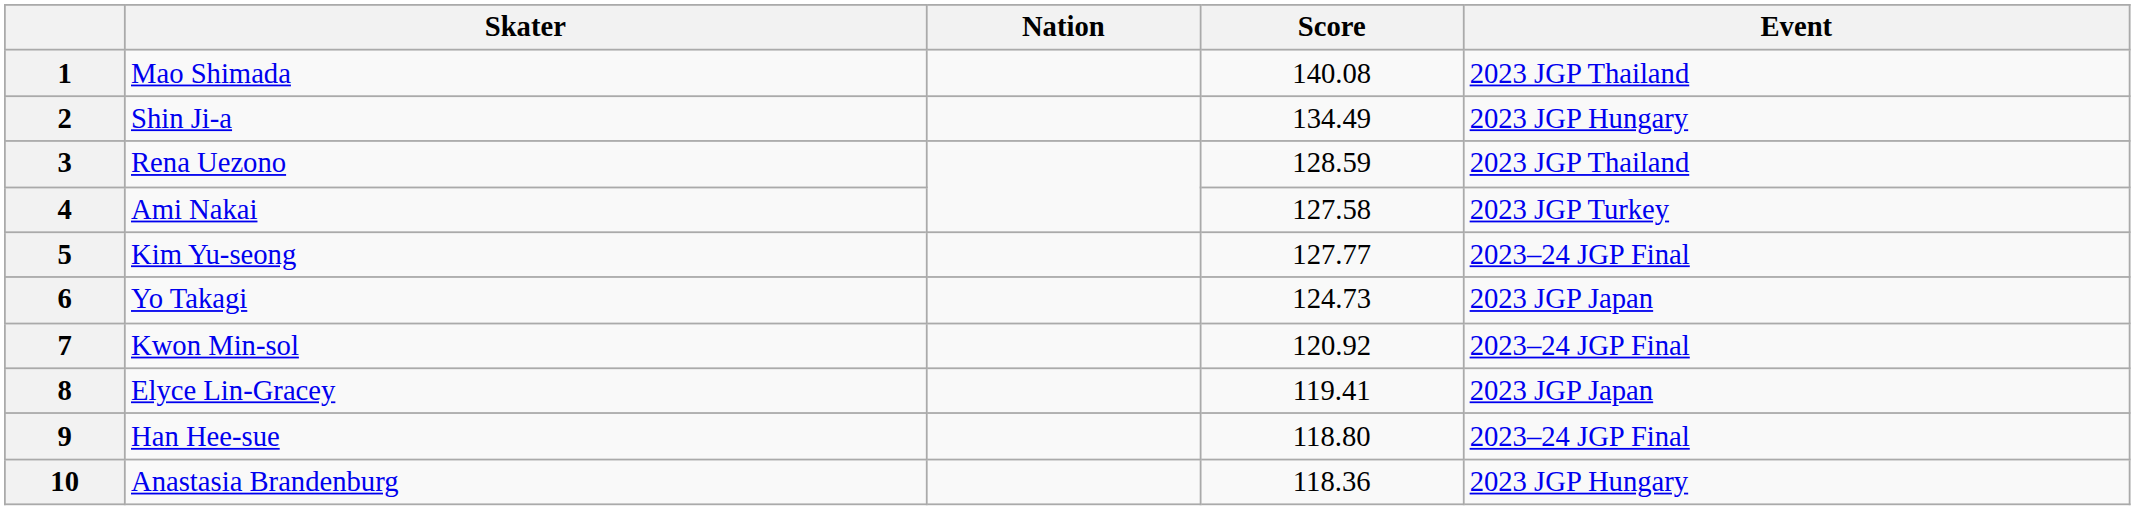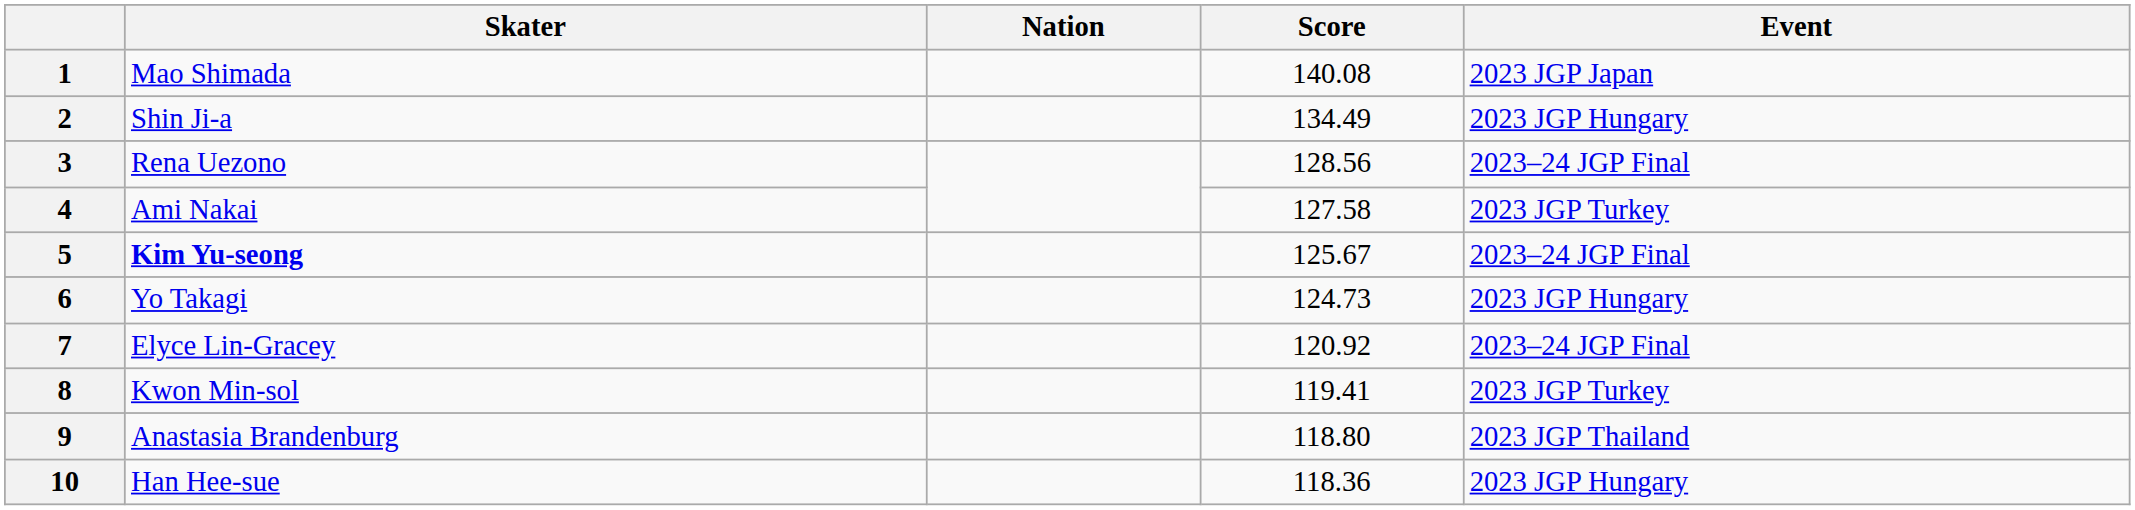(1579, 72) 2023 JGP Thailand -> (1561, 72) 2023 JGP Japan
(1332, 163) 128.59 -> (1332, 163) 128.56
(1579, 163) 2023 JGP Thailand -> (1580, 163) 2023–24 JGP Final
(214, 254) normal -> (217, 254) bold
(1332, 254) 127.77 -> (1332, 254) 125.67
(1561, 299) 2023 JGP Japan -> (1579, 299) 2023 JGP Hungary
(215, 345) Kwon Min-sol -> (233, 345) Elyce Lin-Gracey
(233, 390) Elyce Lin-Gracey -> (215, 390) Kwon Min-sol
(1561, 390) 2023 JGP Japan -> (1569, 390) 2023 JGP Turkey
(205, 436) Han Hee-sue -> (265, 436) Anastasia Brandenburg
(1580, 436) 2023–24 JGP Final -> (1579, 436) 2023 JGP Thailand
(265, 481) Anastasia Brandenburg -> (205, 481) Han Hee-sue
